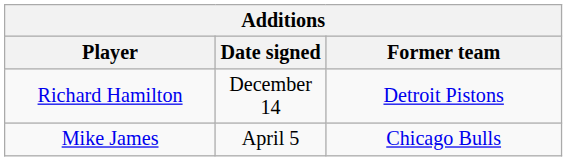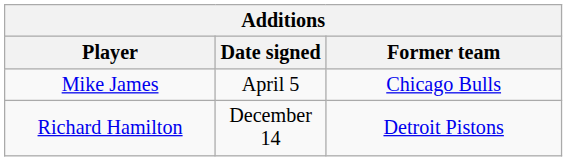rows swapped: (110, 95) <-> (110, 139)
